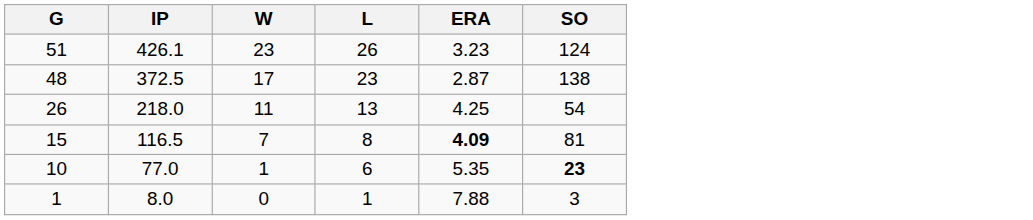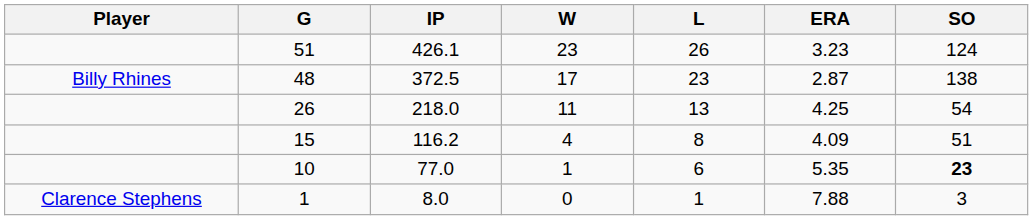+ column: (122, 19)
(160, 139) 116.5 -> (436, 139) 116.2
(264, 139) 7 -> (567, 139) 4
(471, 139) bold -> (830, 139) normal
(575, 139) 81 -> (962, 139) 51
